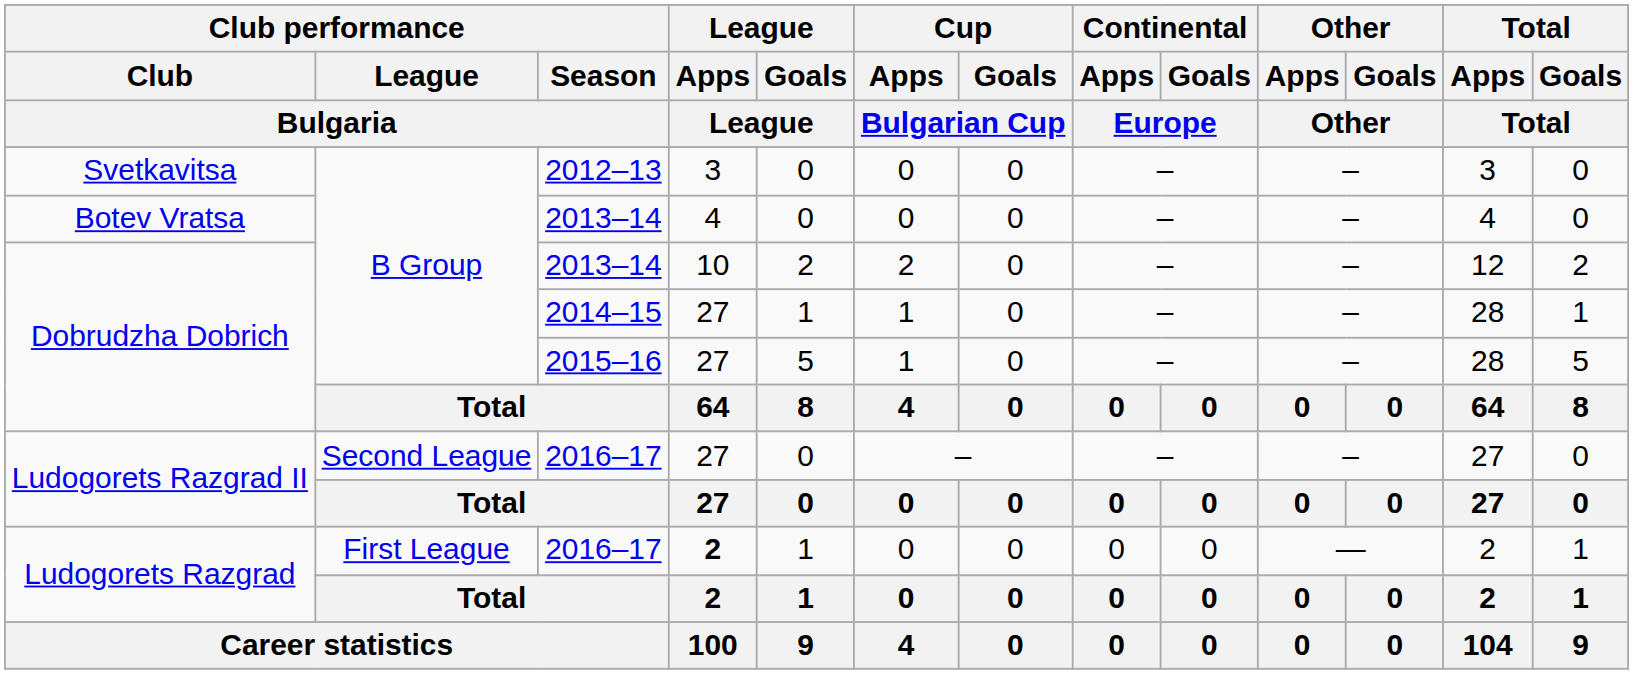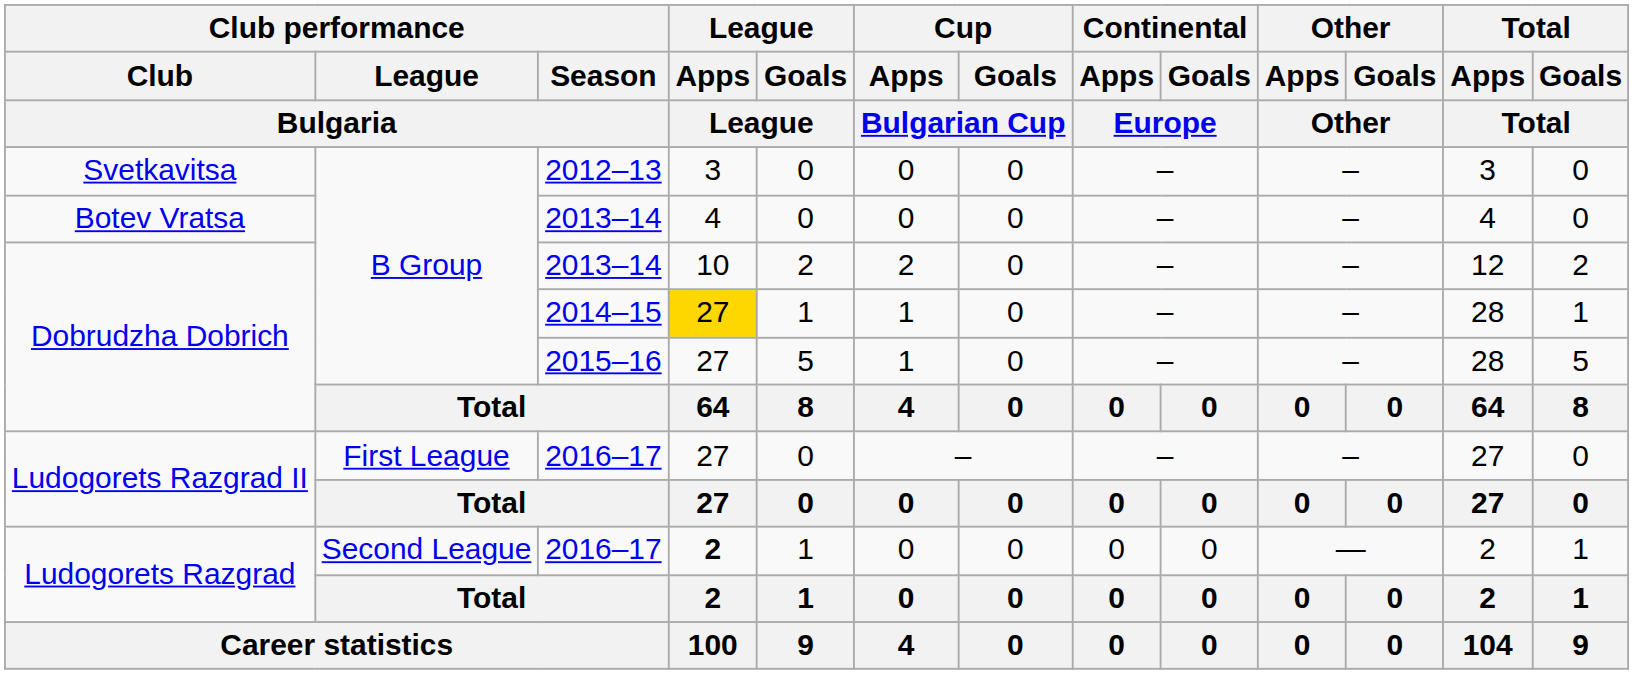(713, 312) no background -> (713, 312) gold background
(427, 455) Second League -> (427, 455) First League
(427, 550) First League -> (427, 550) Second League
